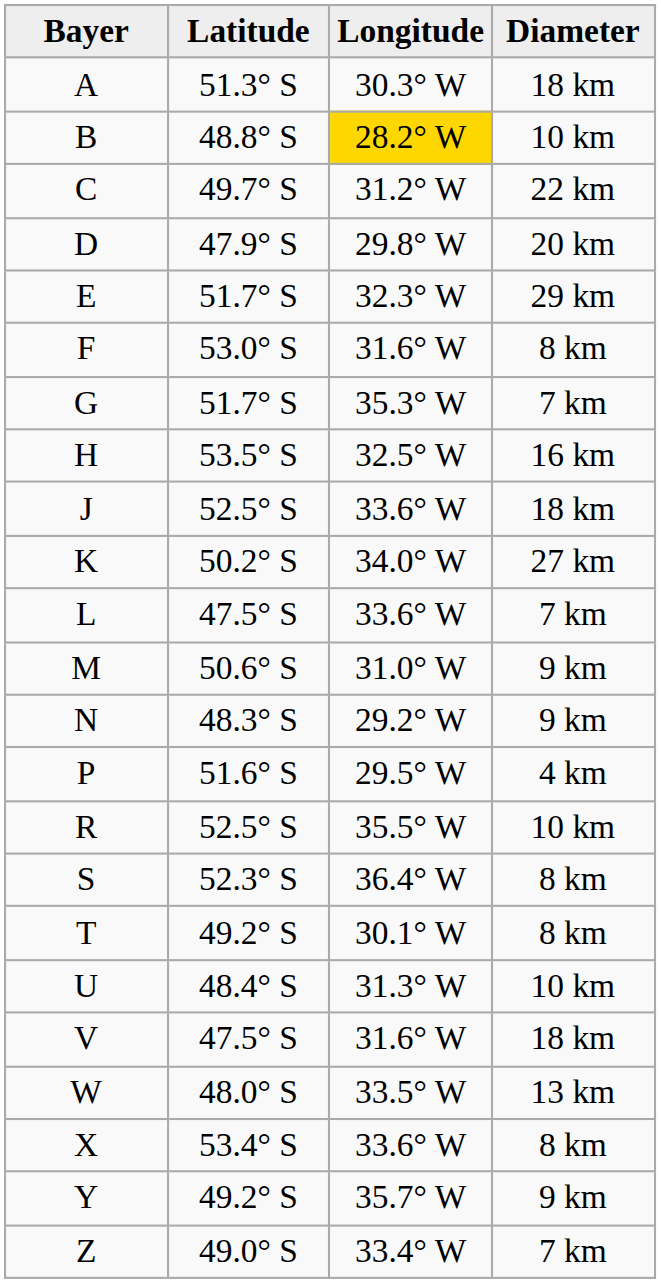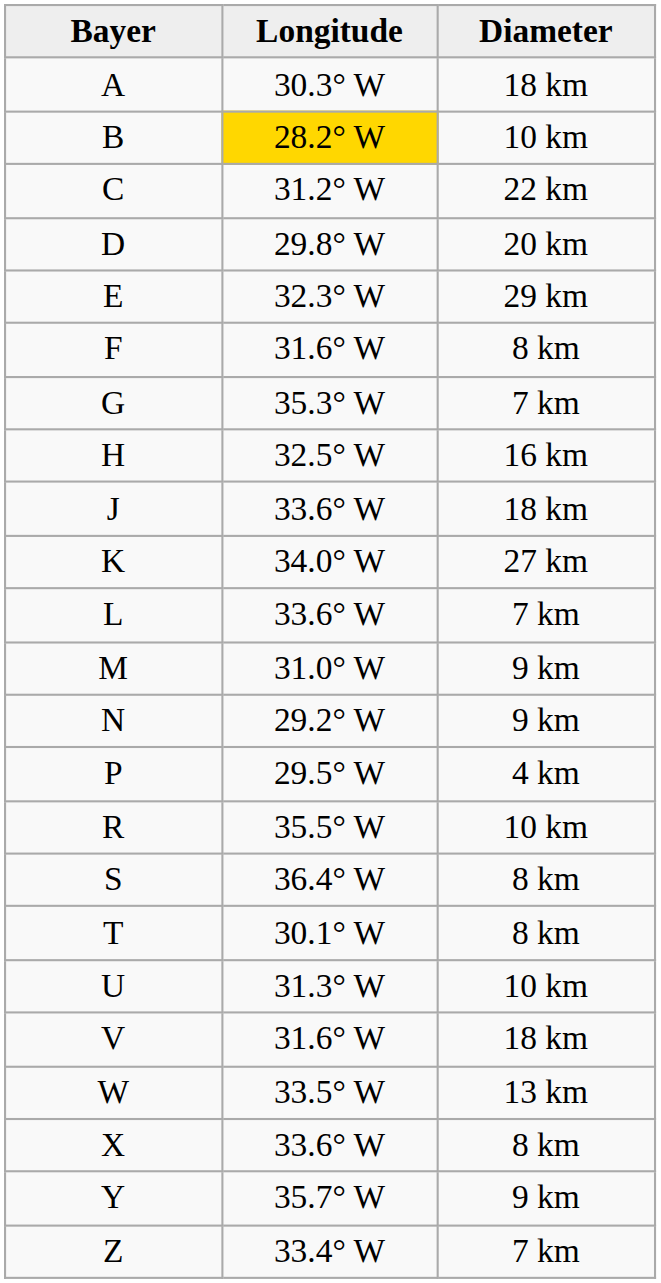- column: (248, 31)
